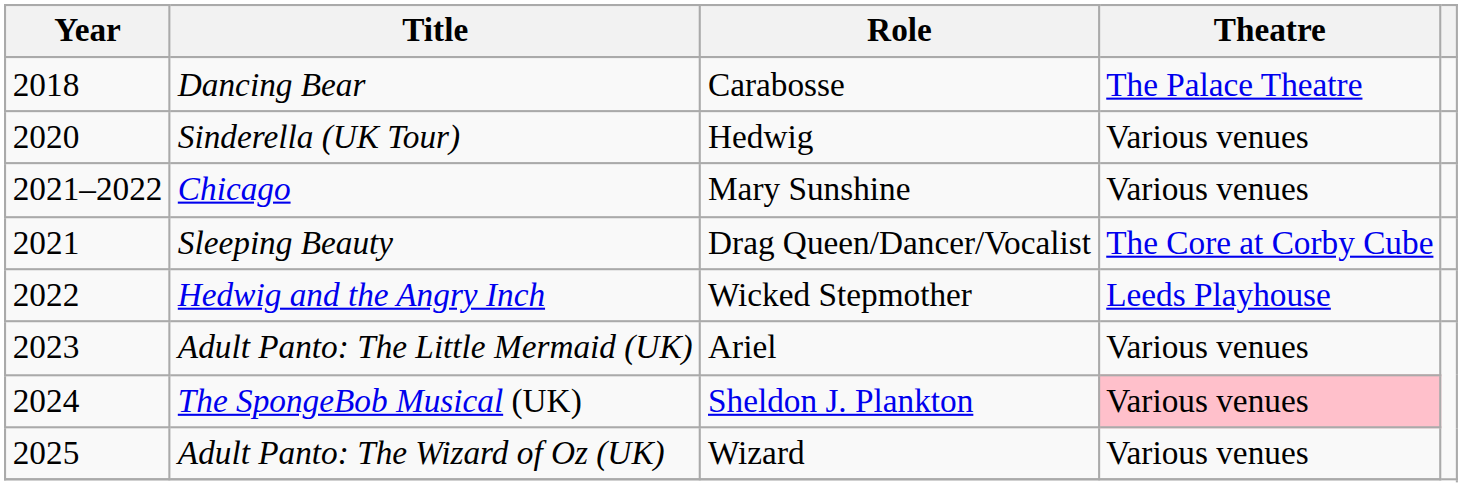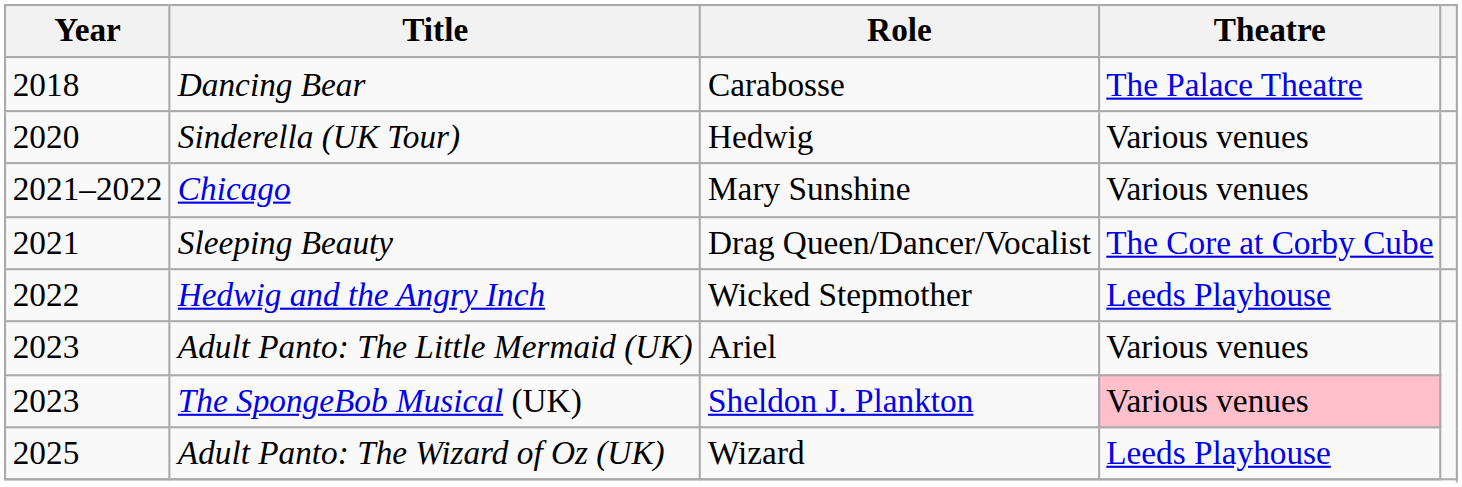(46, 400) 2024 -> (46, 400) 2023
(1207, 453) Various venues -> (1219, 453) Leeds Playhouse
